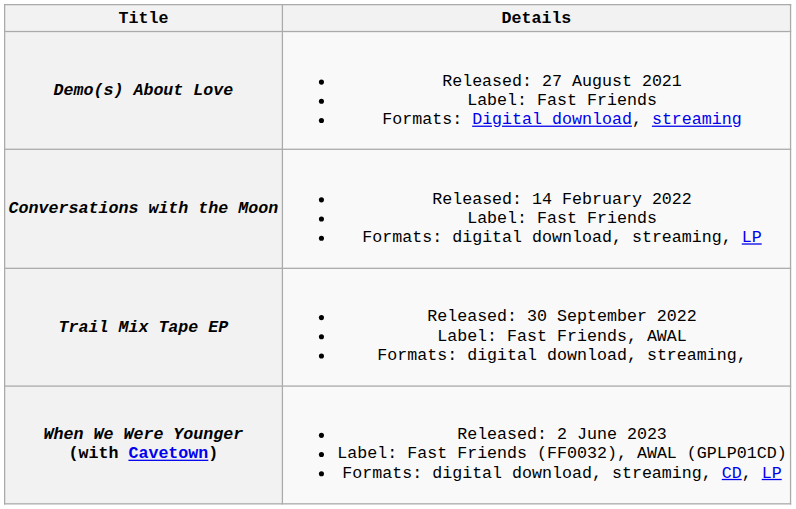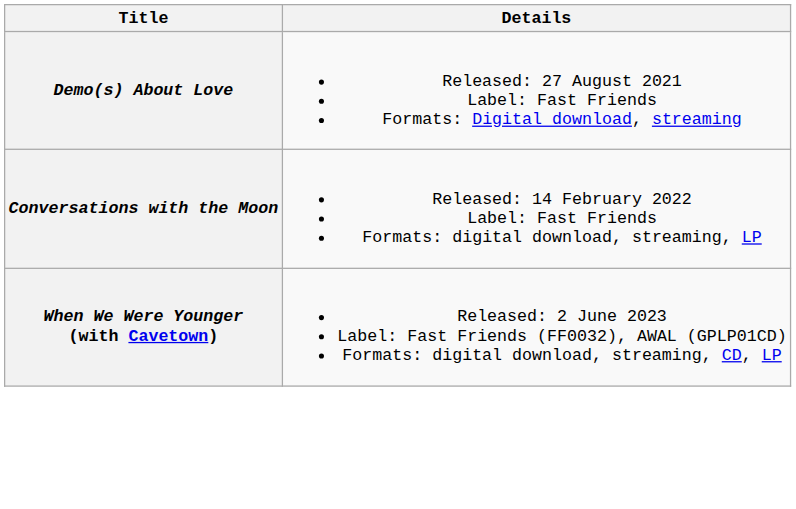- row: (143, 327)
